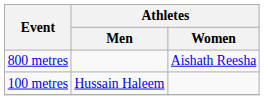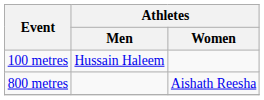rows swapped: (38, 83) <-> (38, 61)
